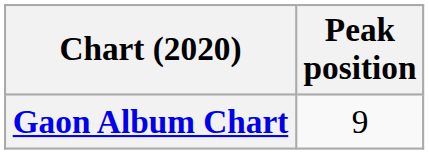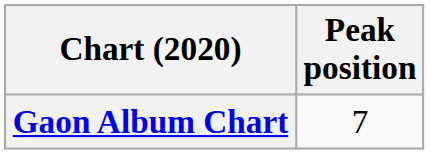(360, 121) 9 -> (360, 121) 7
